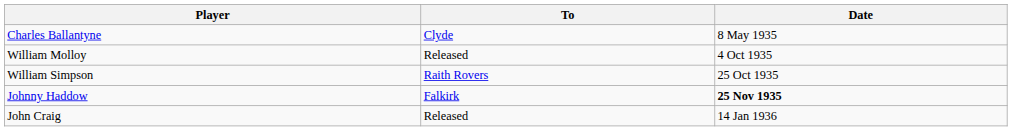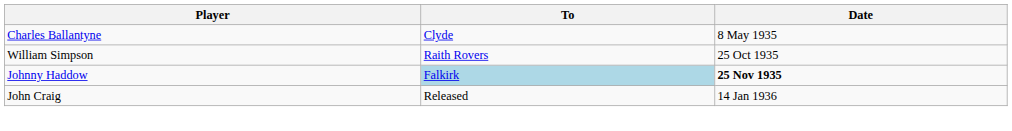- row: (47, 55)
(441, 96) no background -> (441, 75) lightblue background
